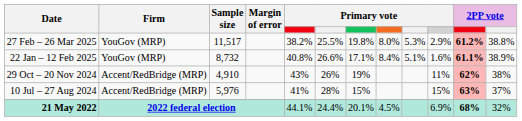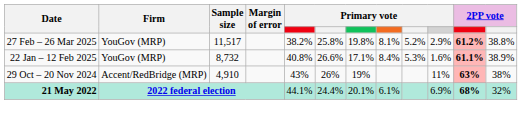(330, 41) 25.5% -> (330, 41) 25.8%
(389, 41) 8.0% -> (389, 41) 8.1%
(415, 41) 5.3% -> (415, 41) 5.2%
(415, 58) 5.1% -> (415, 58) 5.3%
(470, 74) 62% -> (470, 74) 63%
- row: (53, 91)
(389, 108) 4.5% -> (389, 91) 6.1%
